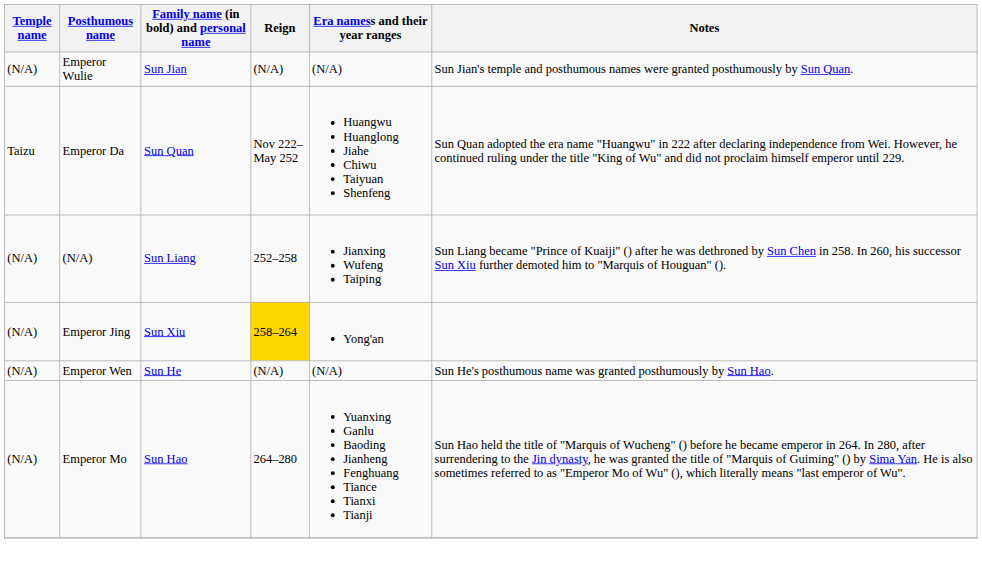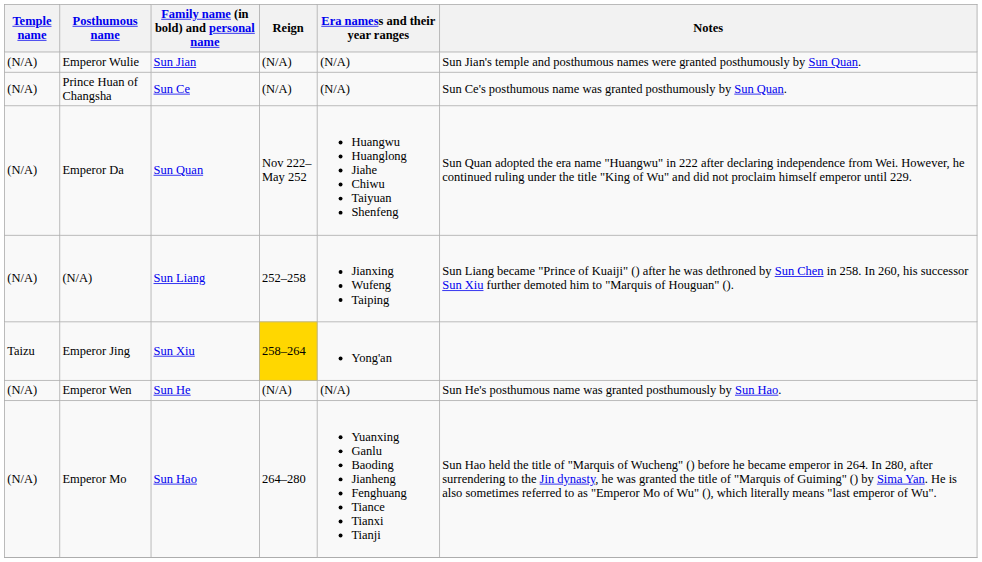+ row: (100, 89)
(21, 150) Taizu -> (22, 170) (N/A)
(22, 331) (N/A) -> (21, 351) Taizu
